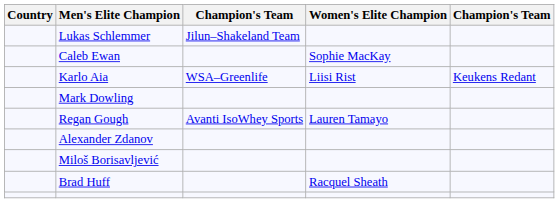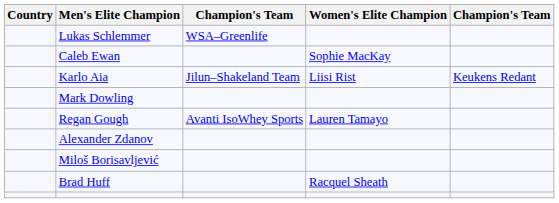(243, 35) Jilun–Shakeland Team -> (227, 35) WSA–Greenlife
(227, 77) WSA–Greenlife -> (243, 77) Jilun–Shakeland Team
